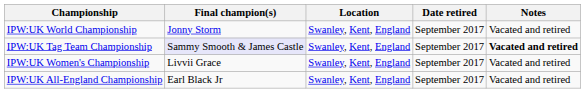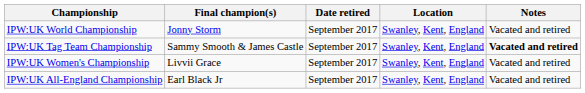columns swapped: (450, 12) <-> (359, 12)
(235, 46) lavender background -> (235, 46) no background
